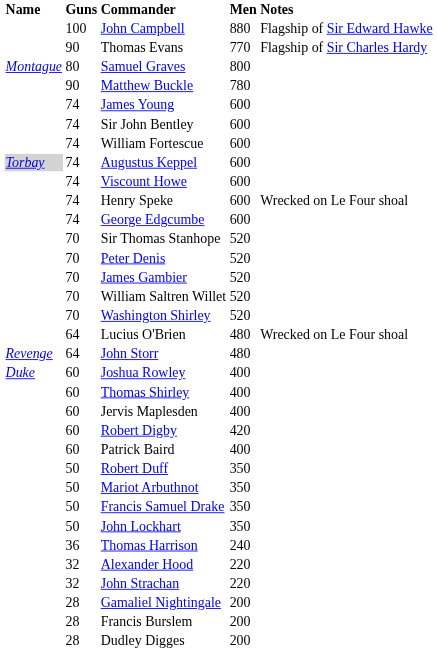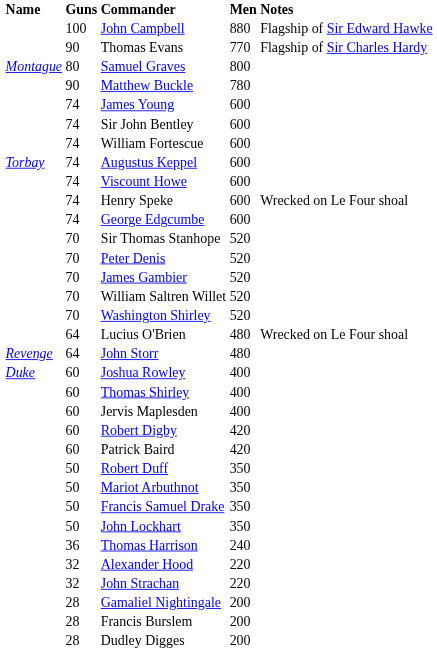(25, 162) lightgrey background -> (25, 162) no background
(240, 449) 400 -> (240, 449) 420
